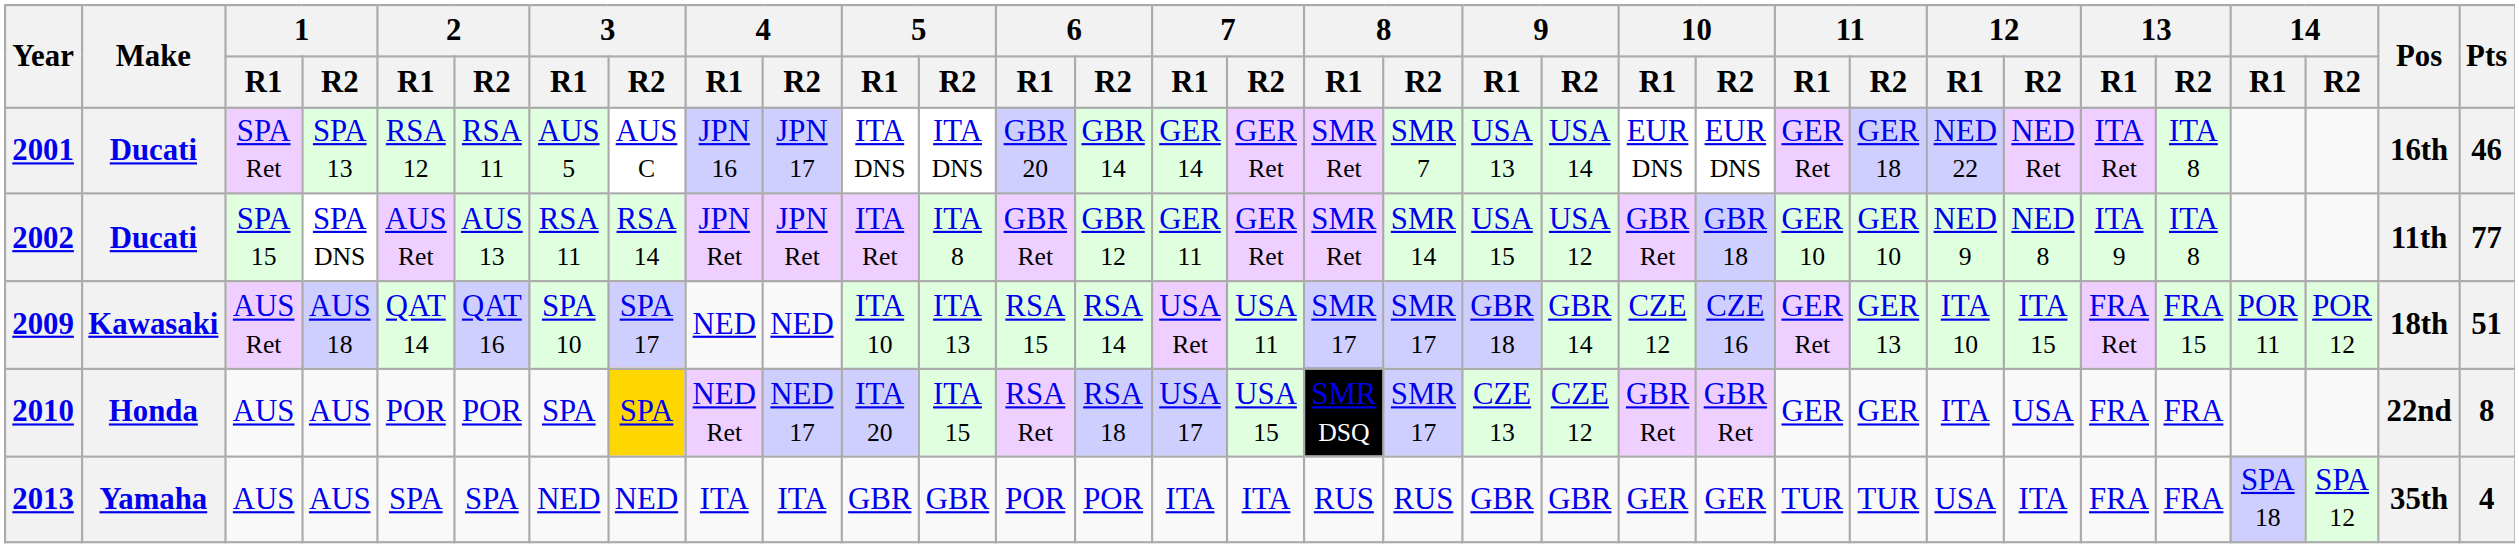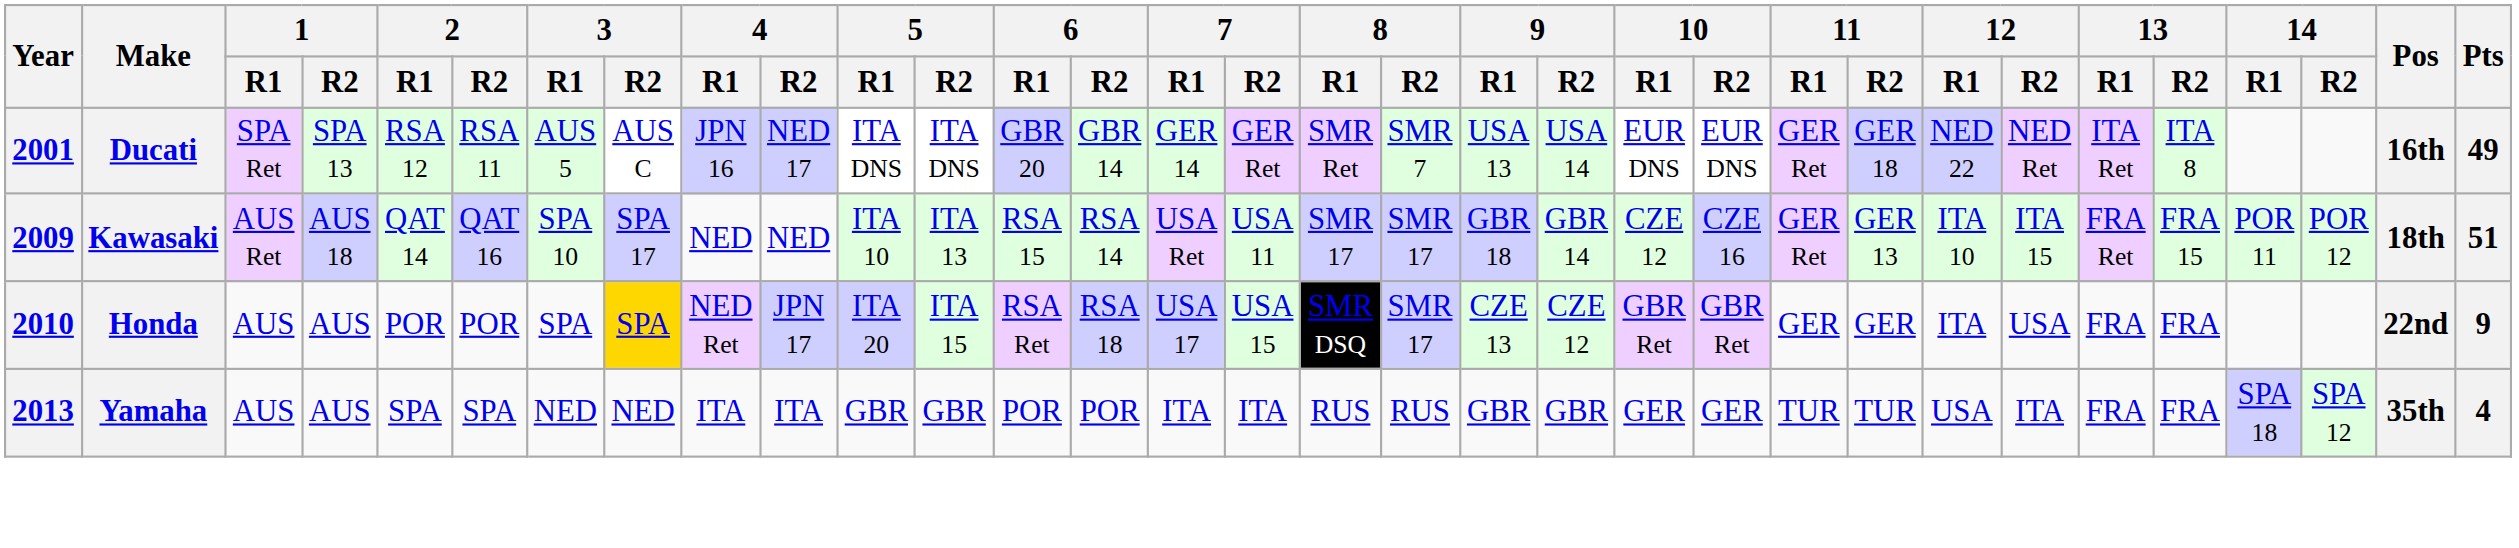(802, 150) JPN 17 -> (799, 150) NED 17
(2487, 150) 46 -> (2483, 150) 49
- row: (43, 237)
(802, 411) NED 17 -> (799, 324) JPN 17
(2487, 411) 8 -> (2483, 324) 9
